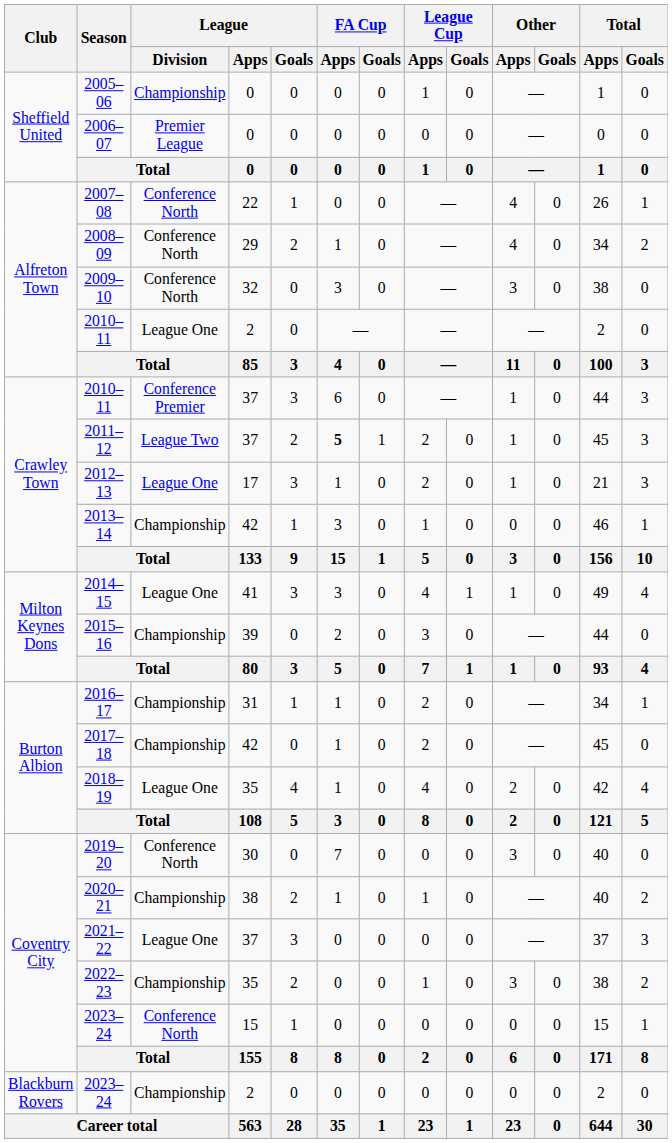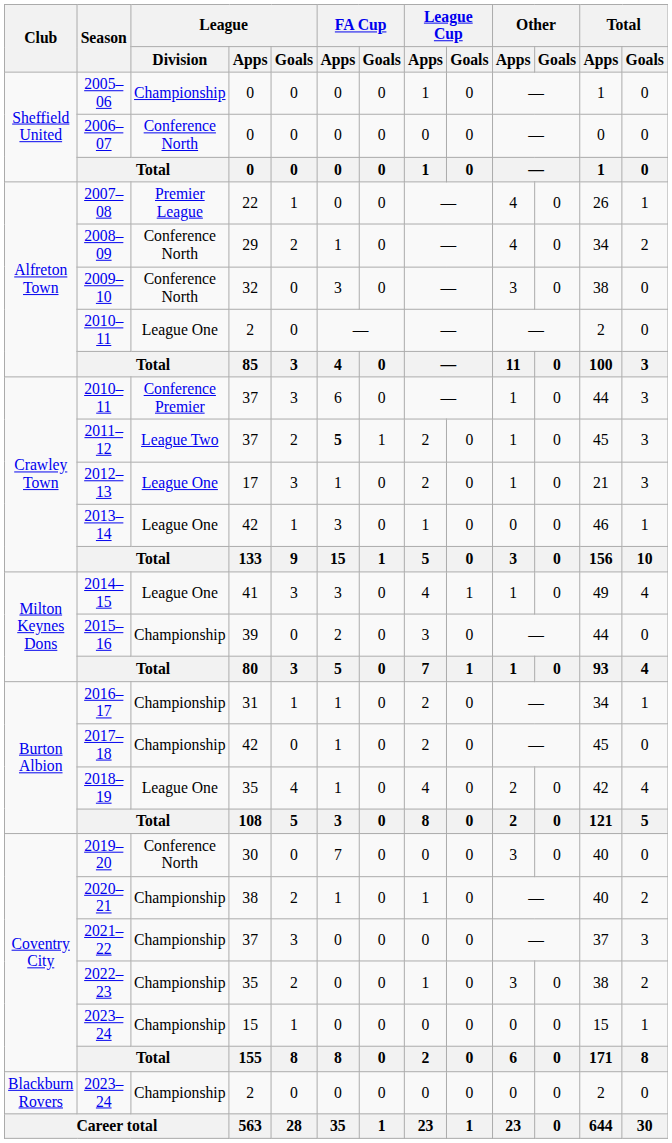(180, 135) Premier League -> (180, 135) Conference North
(180, 203) Conference North -> (180, 203) Premier League
(180, 525) Championship -> (180, 525) League One
(180, 940) League One -> (180, 940) Championship
(180, 1025) Conference North -> (180, 1025) Championship
